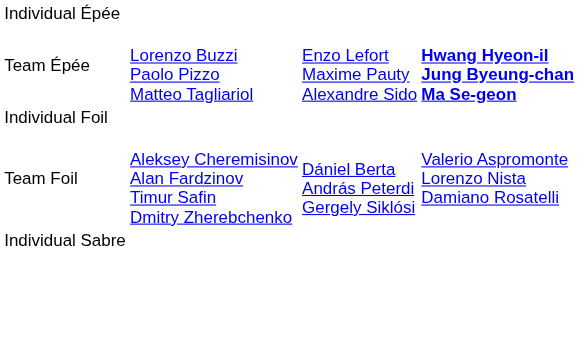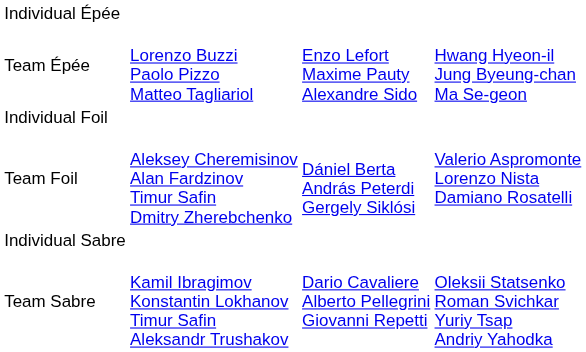(498, 75) bold -> (505, 75) normal
+ row: (50, 302)
